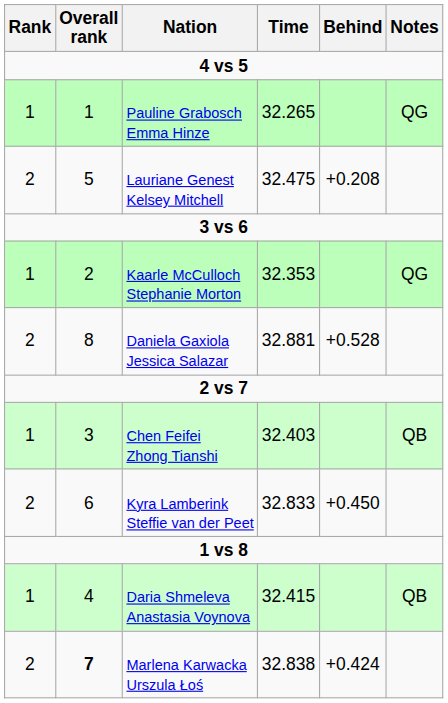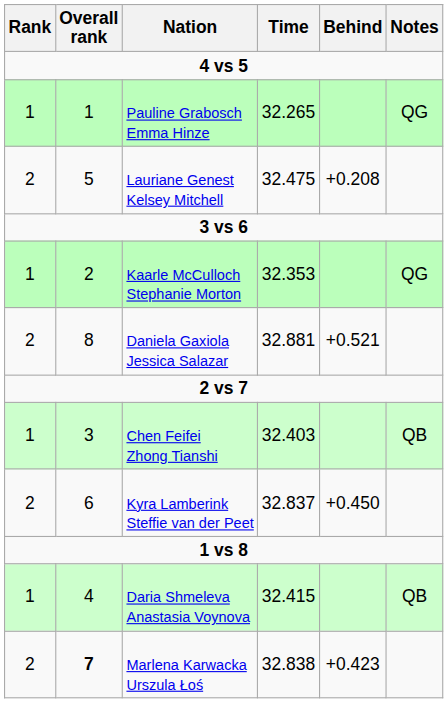(353, 341) +0.528 -> (353, 341) +0.521
(288, 502) 32.833 -> (288, 502) 32.837
(353, 664) +0.424 -> (353, 664) +0.423
